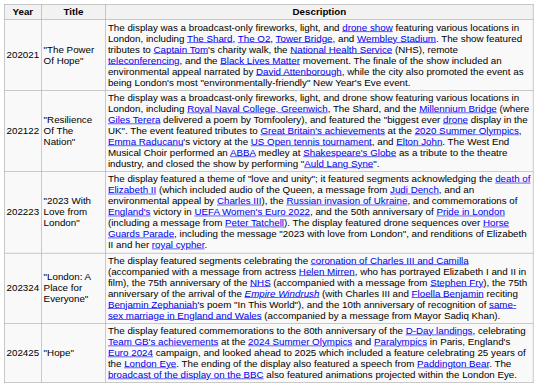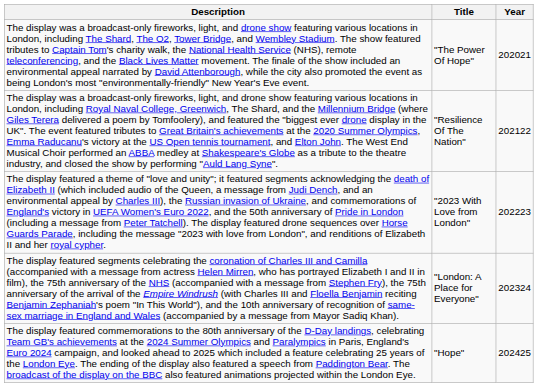columns swapped: (23, 12) <-> (319, 12)
